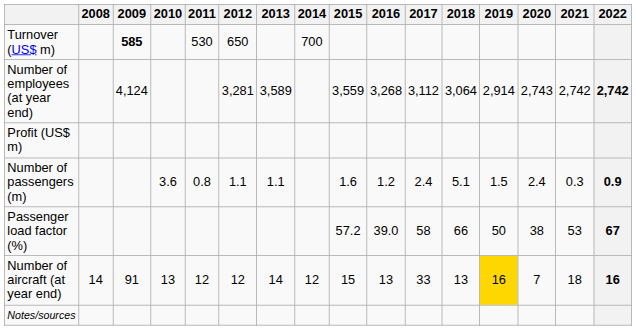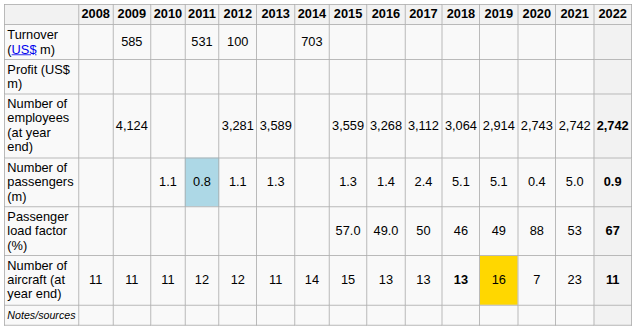(132, 42) bold -> (132, 42) normal
(202, 42) 530 -> (202, 42) 531
(238, 42) 650 -> (238, 42) 100
(312, 42) 700 -> (312, 42) 703
rows swapped: (39, 140) <-> (38, 91)
(168, 182) 3.6 -> (168, 182) 1.1
(202, 182) no background -> (202, 182) lightblue background
(276, 182) 1.1 -> (276, 182) 1.3
(348, 182) 1.6 -> (348, 182) 1.3
(386, 182) 1.2 -> (386, 182) 1.4
(499, 182) 1.5 -> (499, 182) 5.1
(537, 182) 2.4 -> (537, 182) 0.4
(575, 182) 0.3 -> (575, 182) 5.0
(348, 231) 57.2 -> (348, 231) 57.0
(386, 231) 39.0 -> (386, 231) 49.0
(423, 231) 58 -> (423, 231) 50
(461, 231) 66 -> (461, 231) 46
(499, 231) 50 -> (499, 231) 49
(537, 231) 38 -> (537, 231) 88
(96, 280) 14 -> (96, 280) 11
(132, 280) 91 -> (132, 280) 11
(168, 280) 13 -> (168, 280) 11
(276, 280) 14 -> (276, 280) 11
(312, 280) 12 -> (312, 280) 14
(423, 280) 33 -> (423, 280) 13
(461, 280) normal -> (461, 280) bold
(575, 280) 18 -> (575, 280) 23
(613, 280) 16 -> (613, 280) 11
